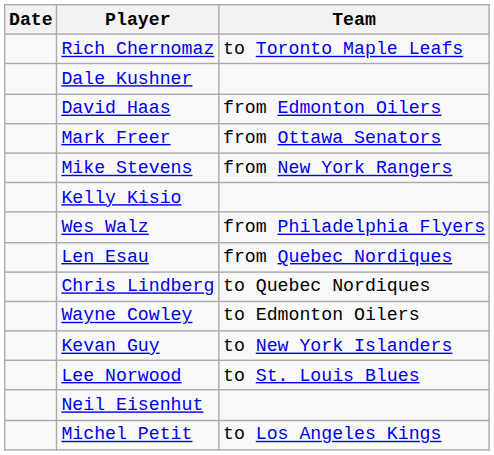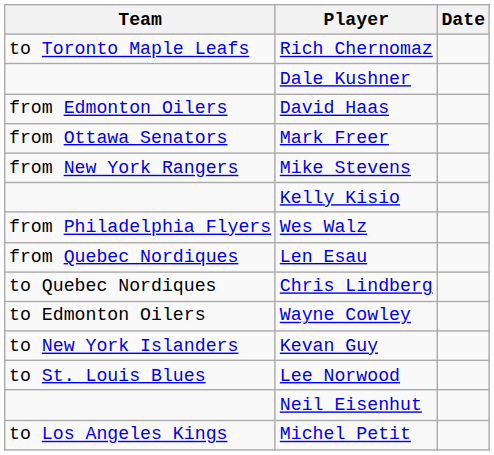columns swapped: (31, 20) <-> (354, 20)
